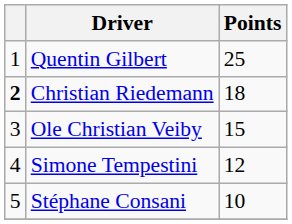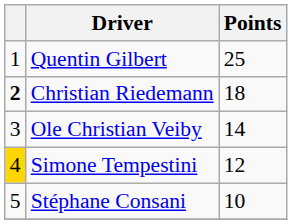(235, 129) 15 -> (235, 129) 14
(15, 165) no background -> (15, 165) gold background
